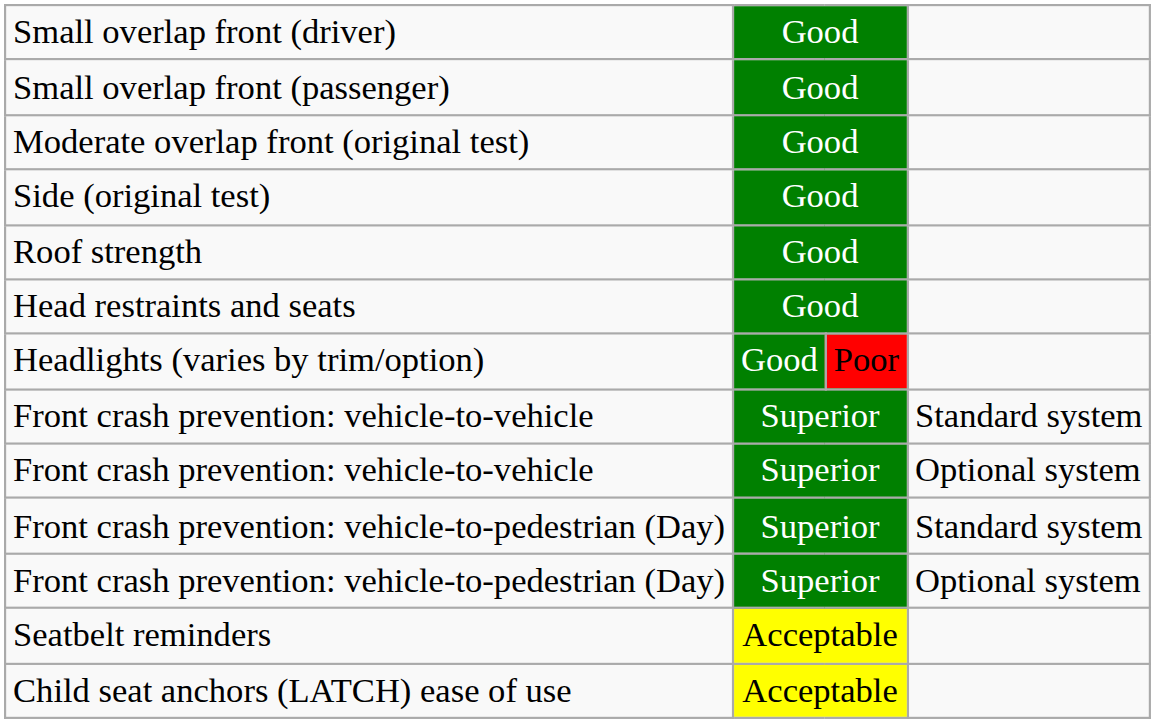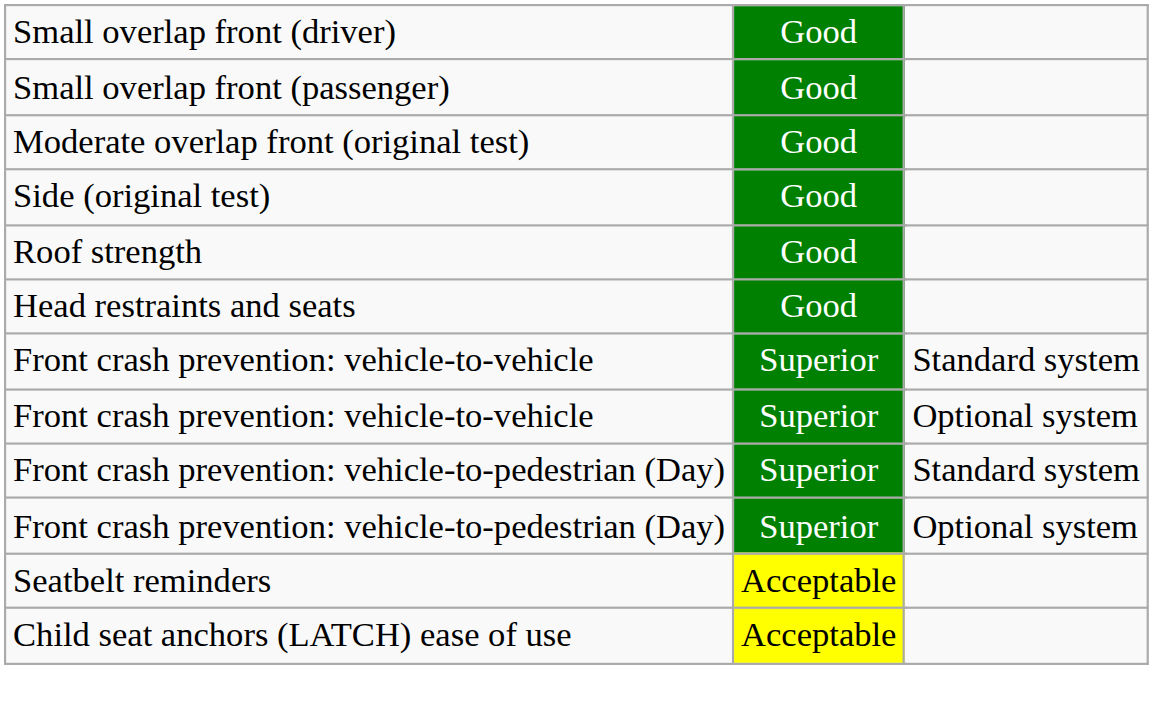- row: (249, 360)
